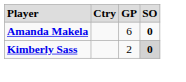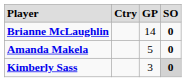+ row: (58, 31)
(129, 31) 6 -> (150, 49) 5
(129, 49) 2 -> (150, 67) 3
